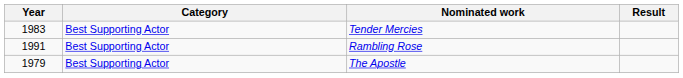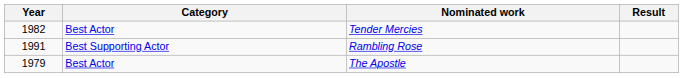(34, 30) 1983 -> (34, 30) 1982
(117, 30) Best Supporting Actor -> (90, 30) Best Actor
(117, 64) Best Supporting Actor -> (90, 64) Best Actor
